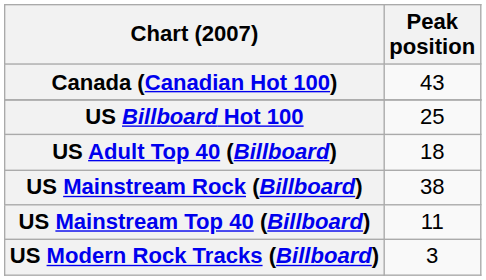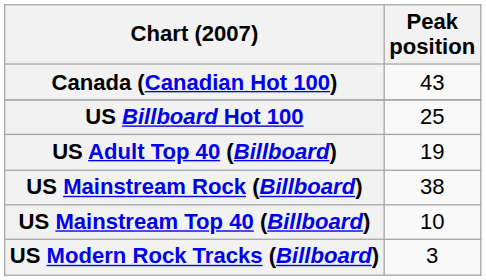(432, 151) 18 -> (432, 151) 19
(432, 221) 11 -> (432, 221) 10
